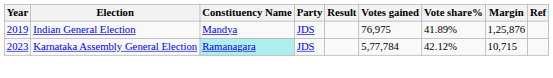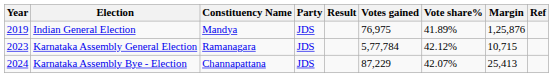(229, 47) paleturquoise background -> (229, 47) no background
+ row: (110, 64)
